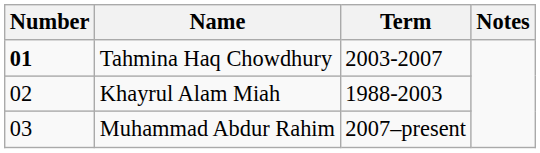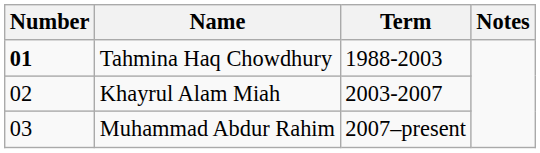(394, 57) 2003-2007 -> (394, 57) 1988-2003
(394, 93) 1988-2003 -> (394, 93) 2003-2007
